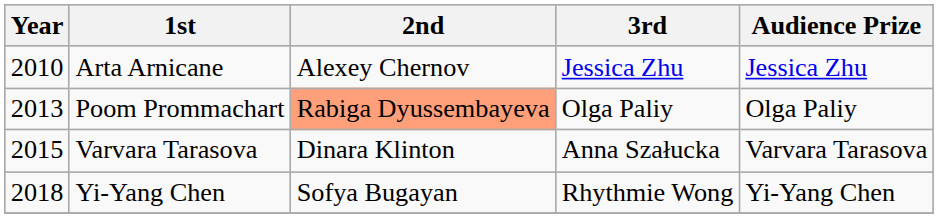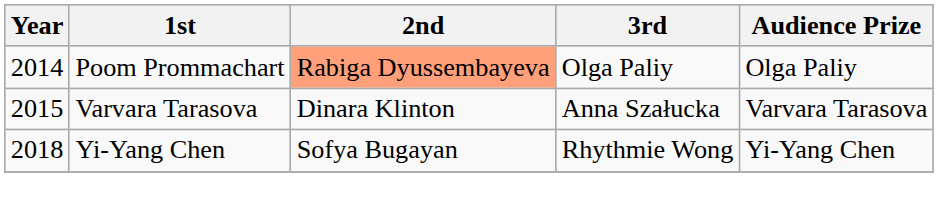- row: (149, 66)
(37, 108) 2013 -> (37, 66) 2014
